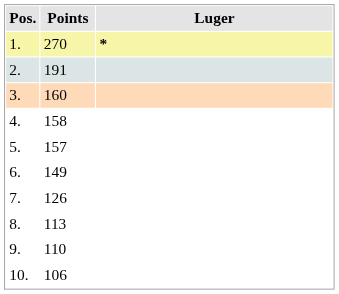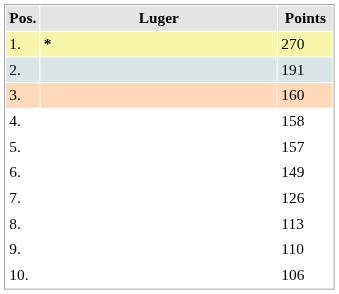columns swapped: (214, 18) <-> (68, 18)
